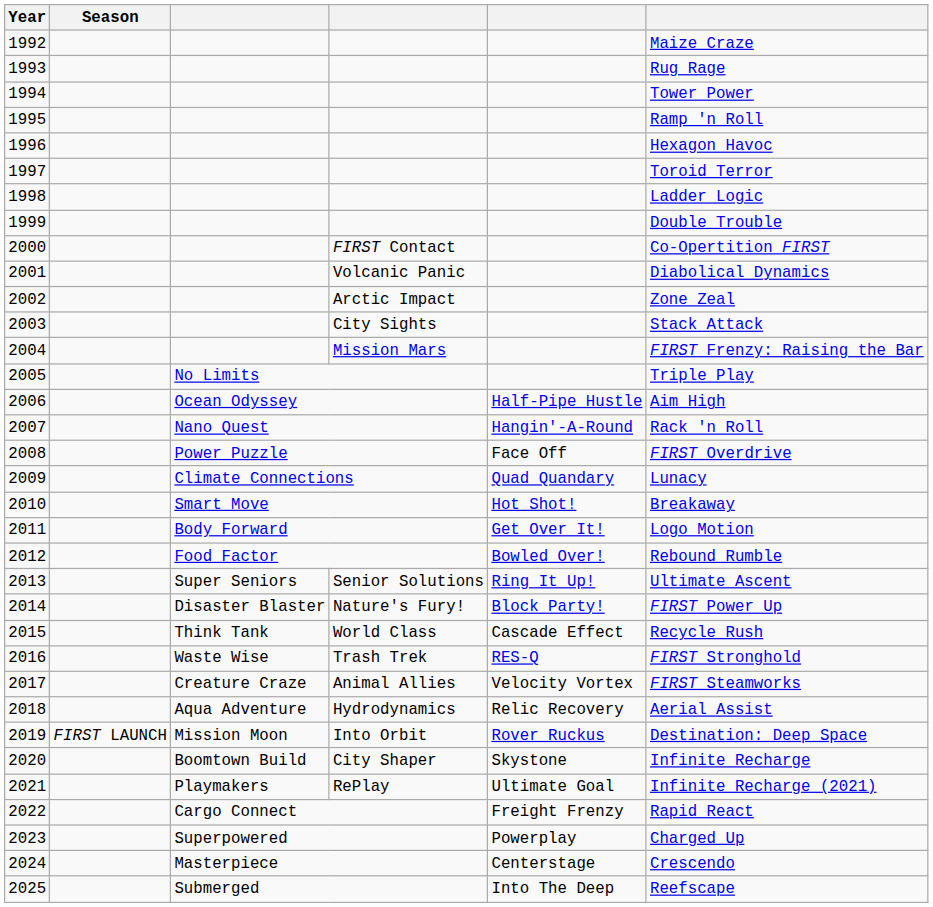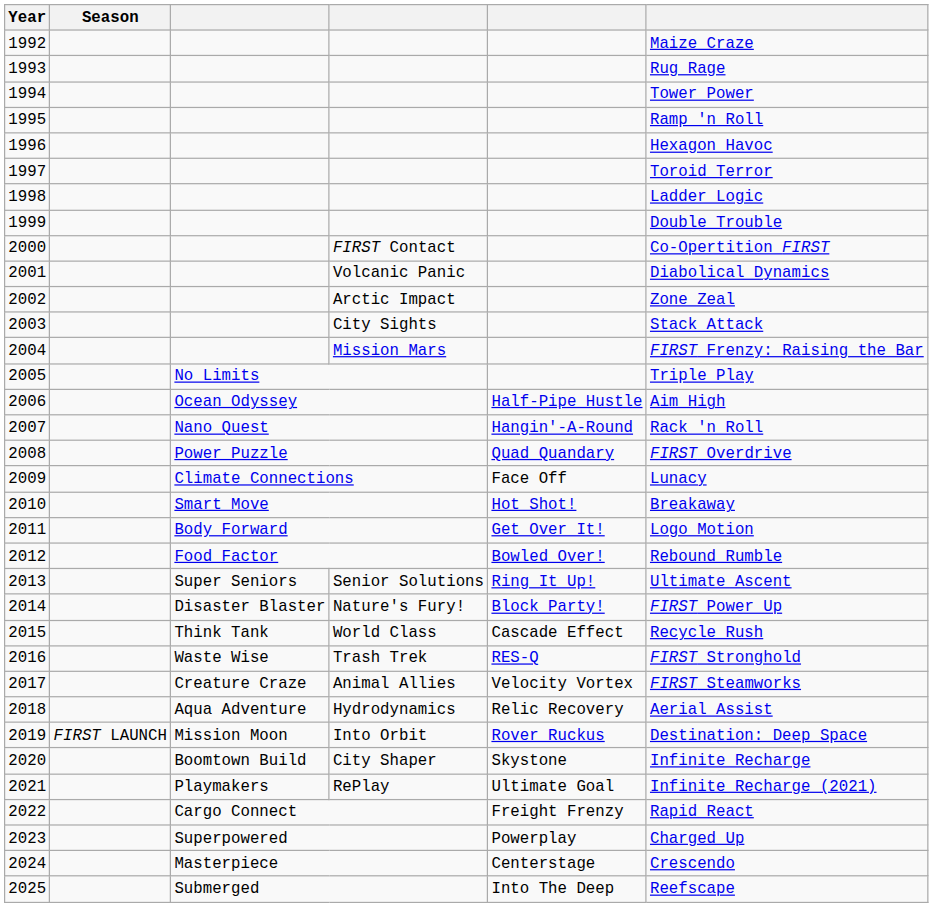(529, 453) Face Off -> (553, 453) Quad Quandary
(553, 479) Quad Quandary -> (529, 479) Face Off
